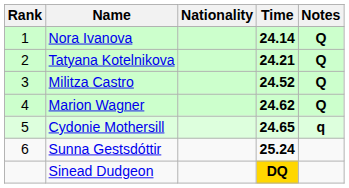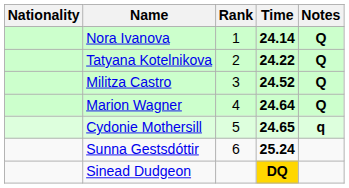columns swapped: (25, 15) <-> (217, 15)
(277, 60) 24.21 -> (277, 60) 24.22
(277, 104) 24.62 -> (277, 104) 24.64
